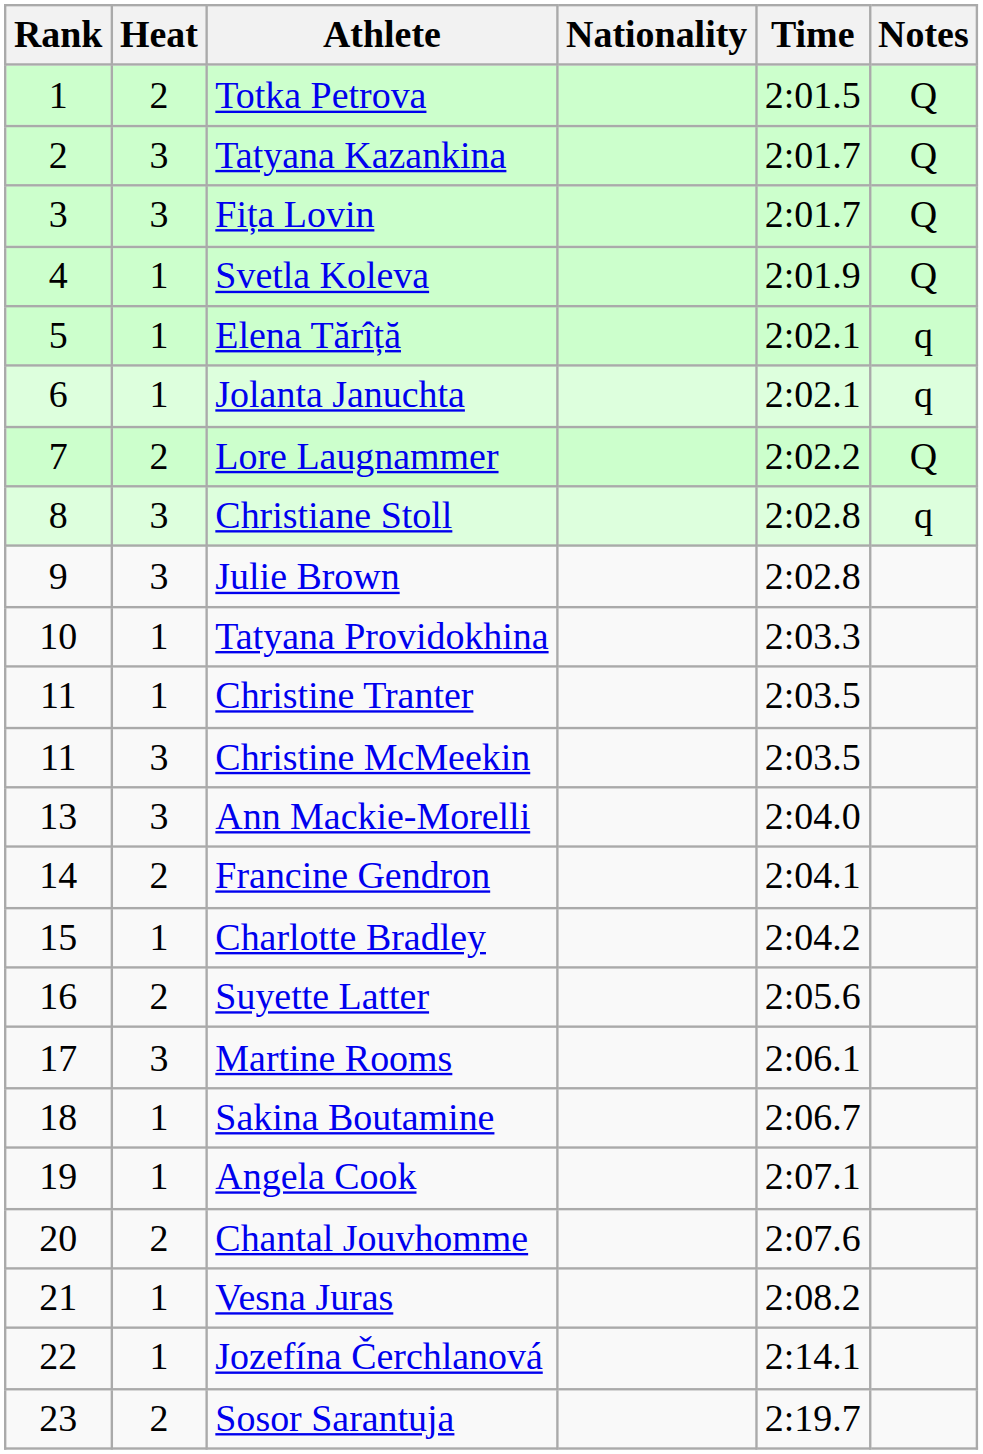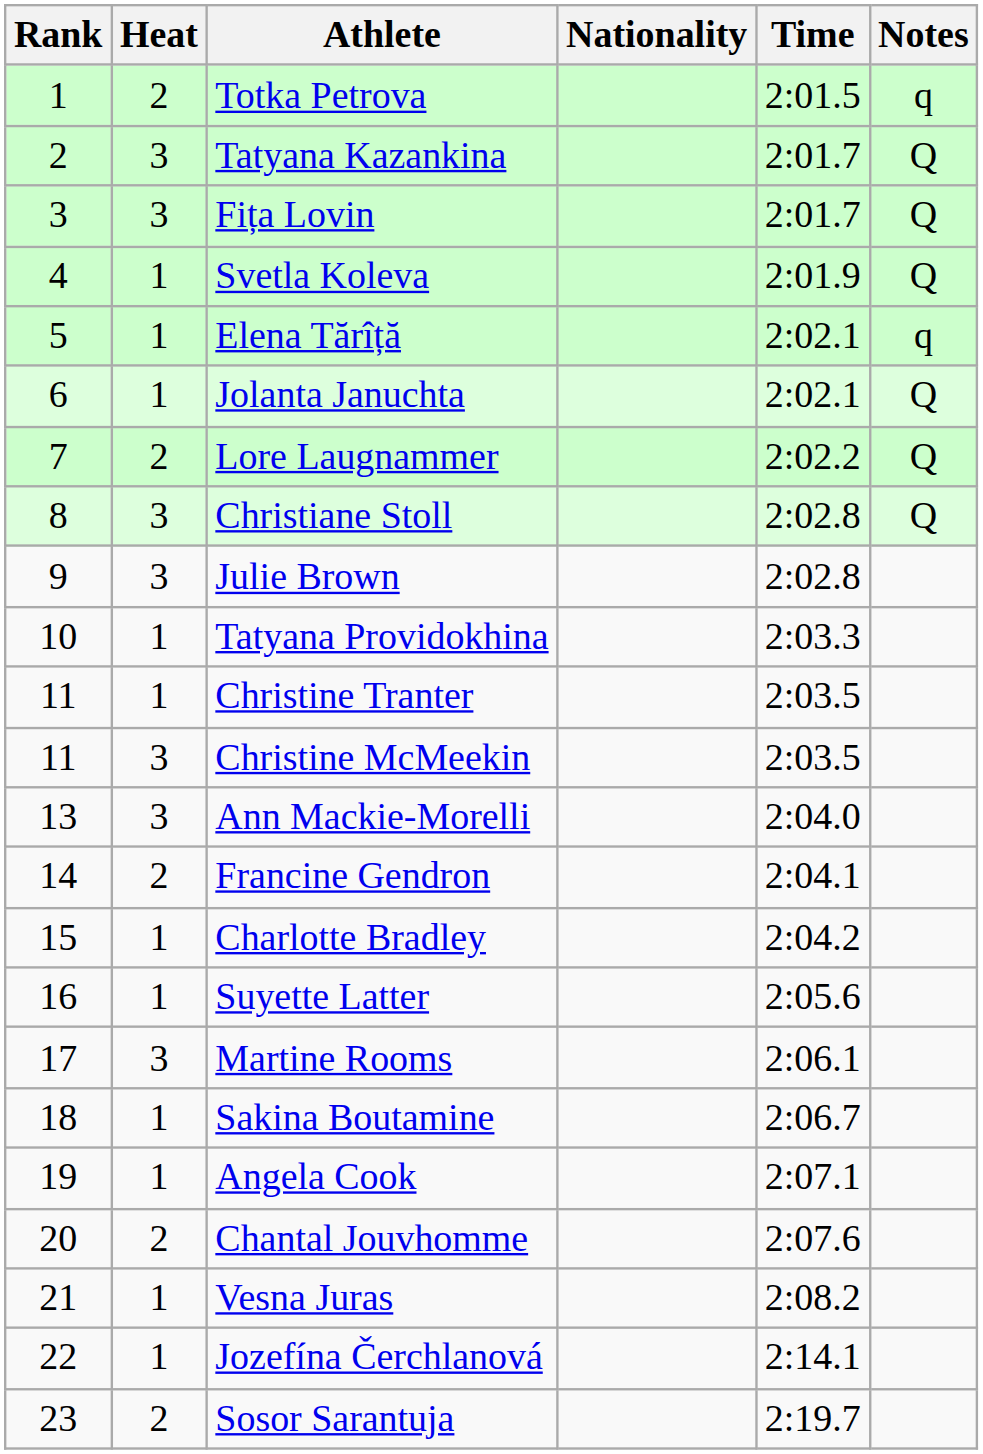(923, 94) Q -> (923, 94) q
(923, 395) q -> (923, 395) Q
(923, 515) q -> (923, 515) Q
(159, 996) 2 -> (159, 996) 1
